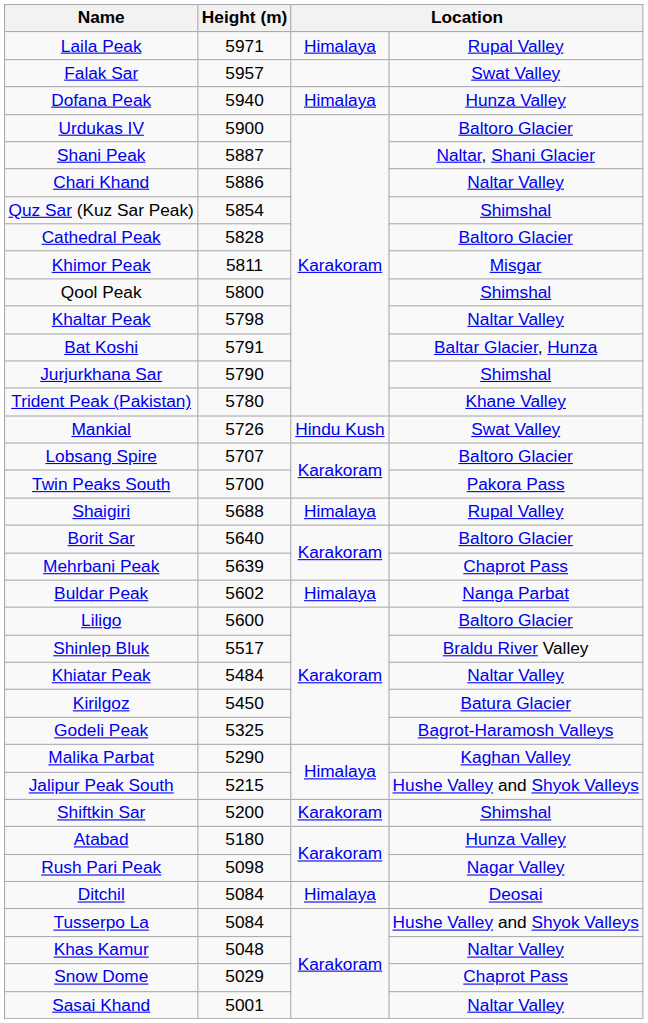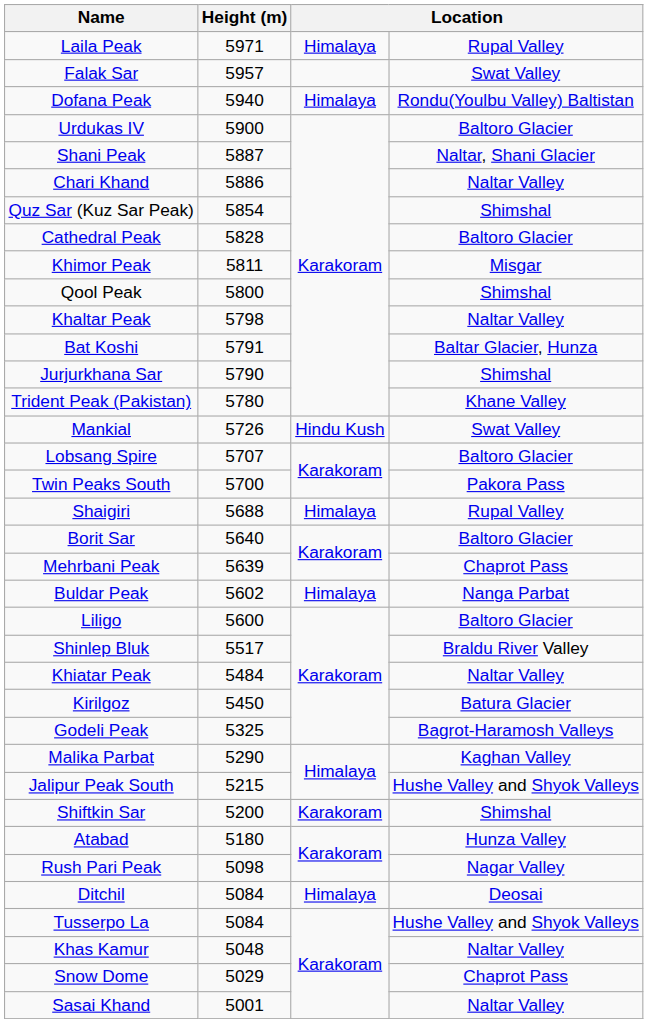(516, 100) Hunza Valley -> (516, 100) Rondu(Youlbu Valley) Baltistan
